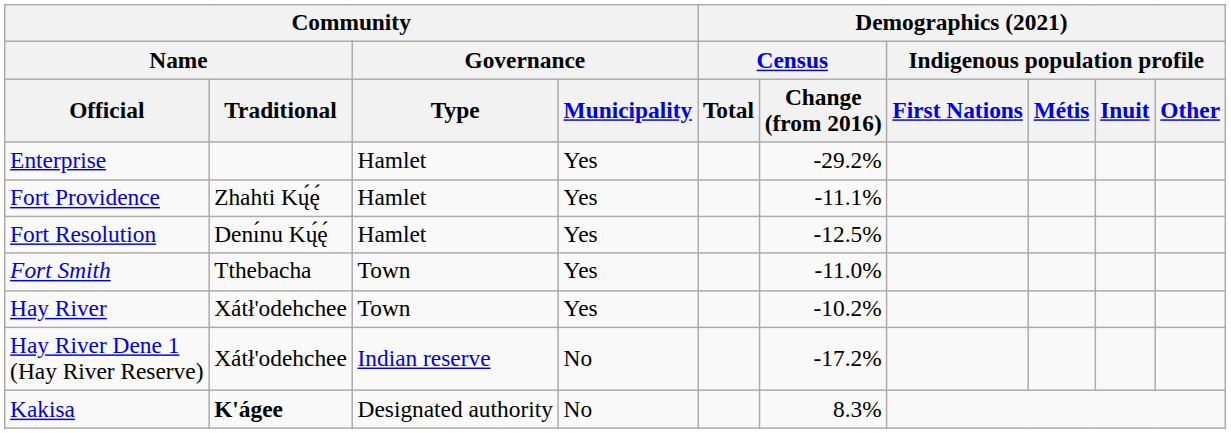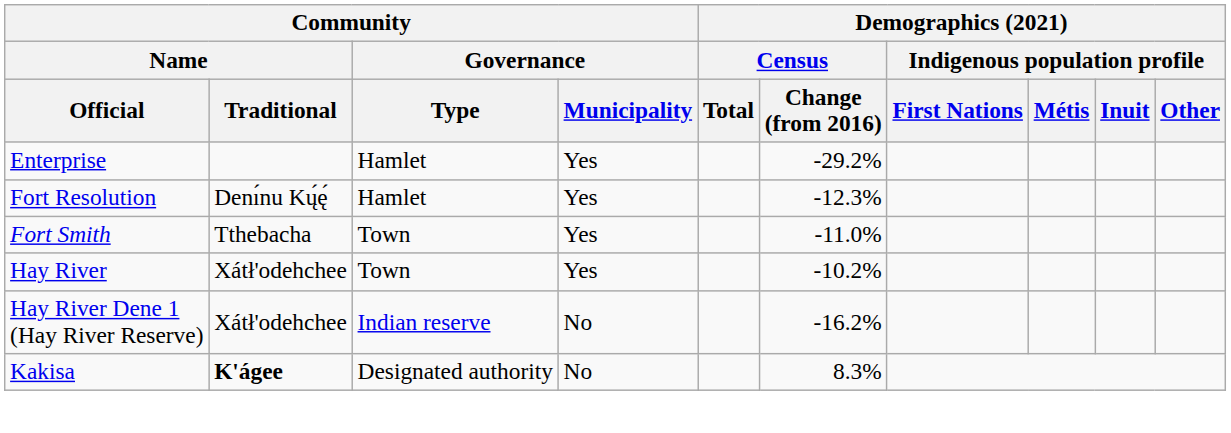- row: (85, 197)
(848, 234) -12.5% -> (848, 197) -12.3%
(848, 358) -17.2% -> (848, 321) -16.2%
